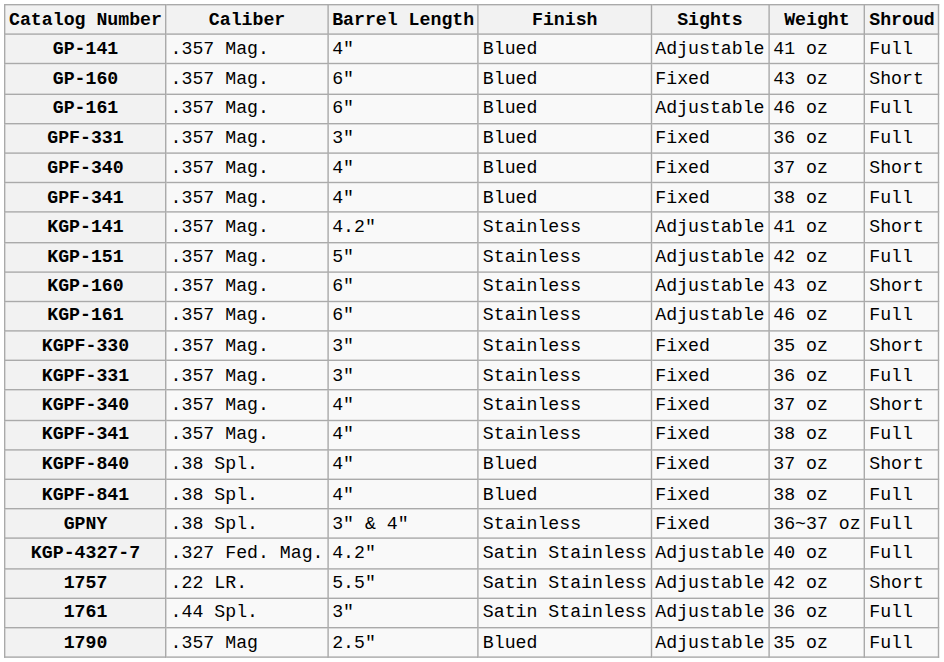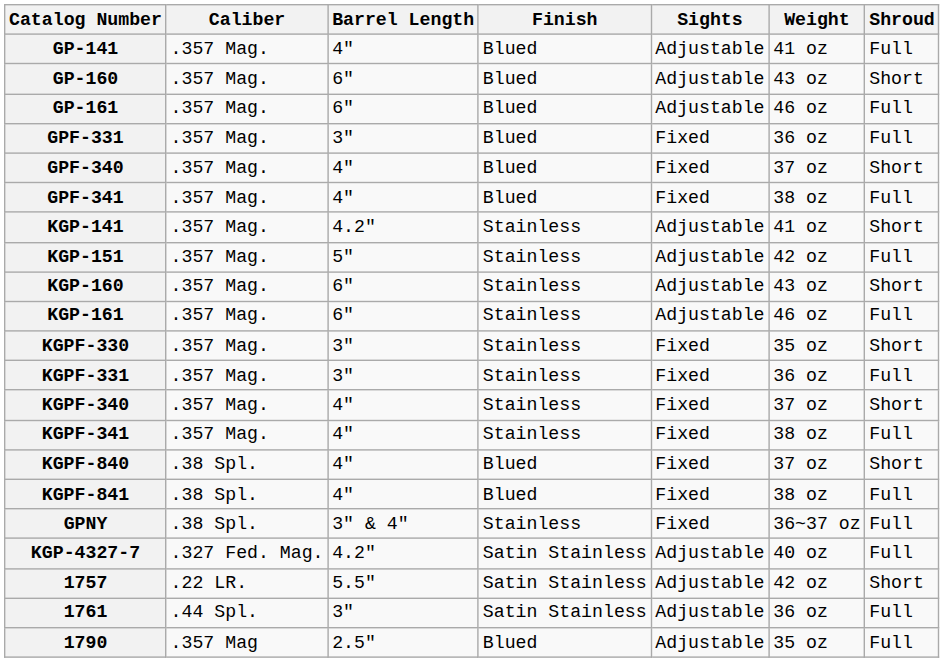(683, 79) Fixed -> (710, 79) Adjustable
